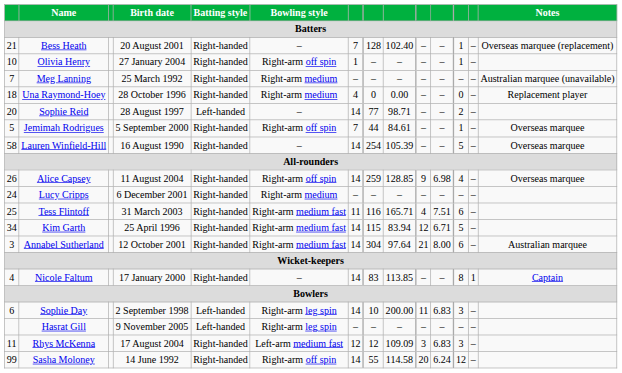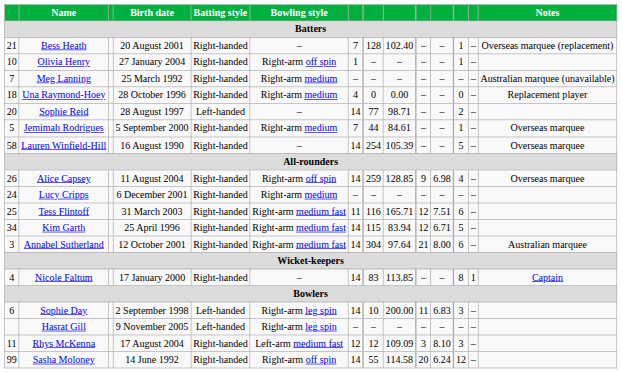(299, 128) Right-arm off spin -> (299, 128) Right-arm medium
(424, 211) 4 -> (424, 211) 12
(442, 343) 6.83 -> (442, 343) 8.10
